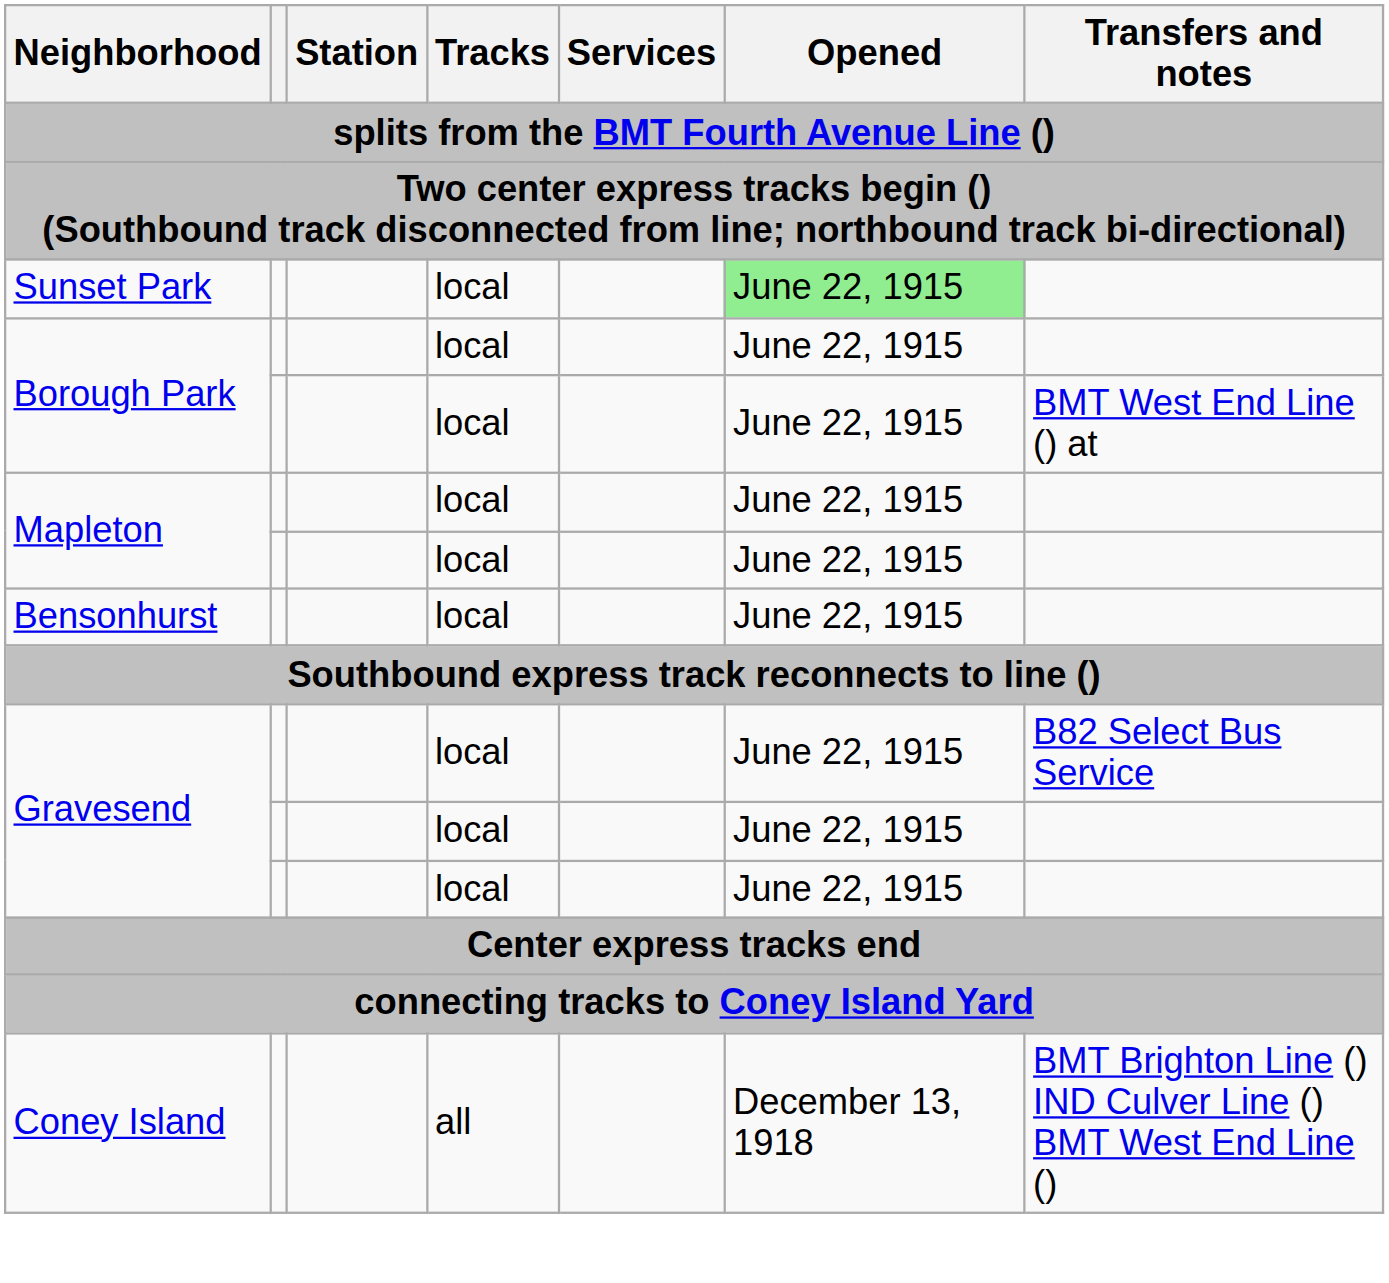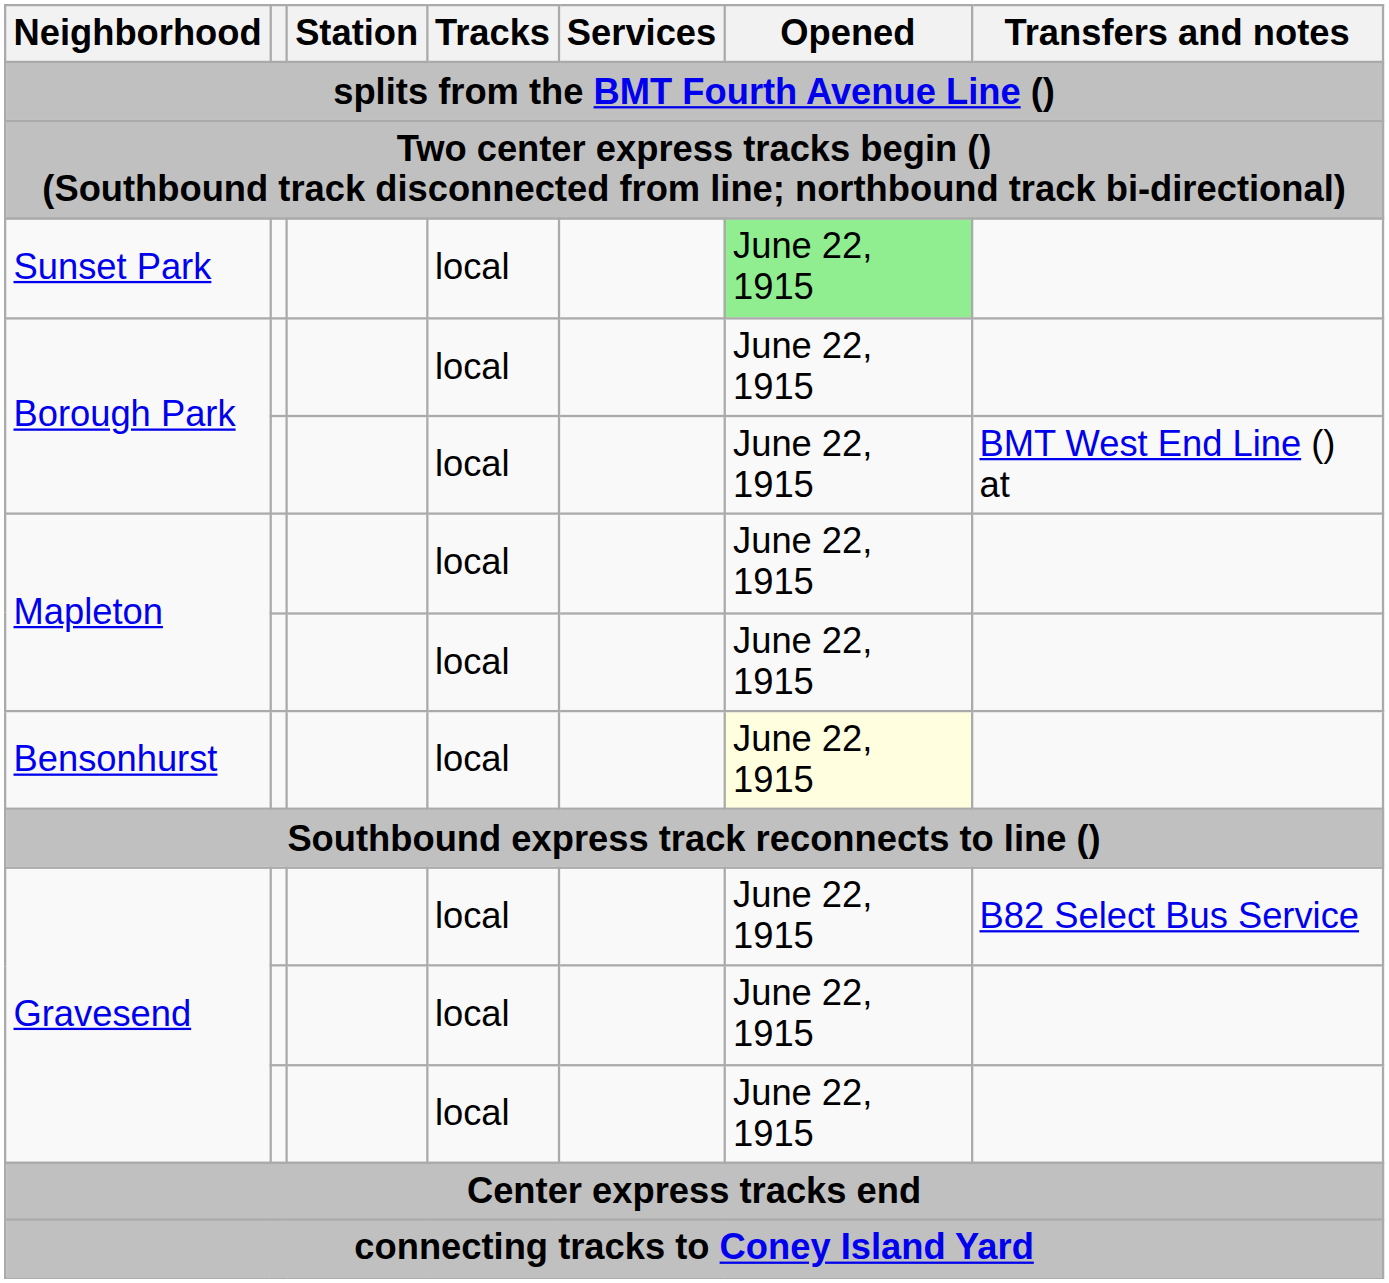(848, 616) no background -> (803, 759) lightyellow background
- row: (120, 1122)
